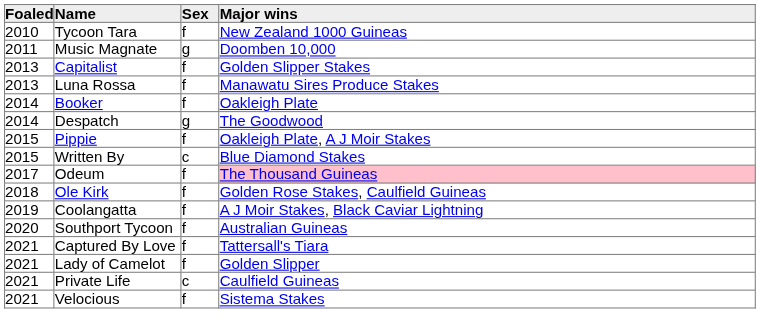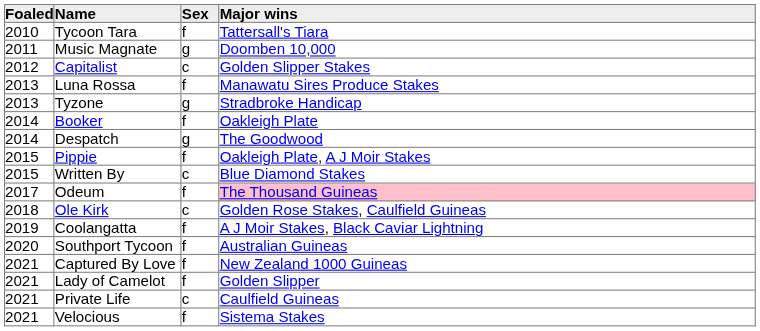(313, 31) New Zealand 1000 Guineas -> (274, 31) Tattersall's Tiara
(22, 67) 2013 -> (22, 67) 2012
(184, 67) f -> (186, 67) c
+ row: (79, 103)
(184, 192) f -> (186, 210) c
(274, 245) Tattersall's Tiara -> (313, 263) New Zealand 1000 Guineas
